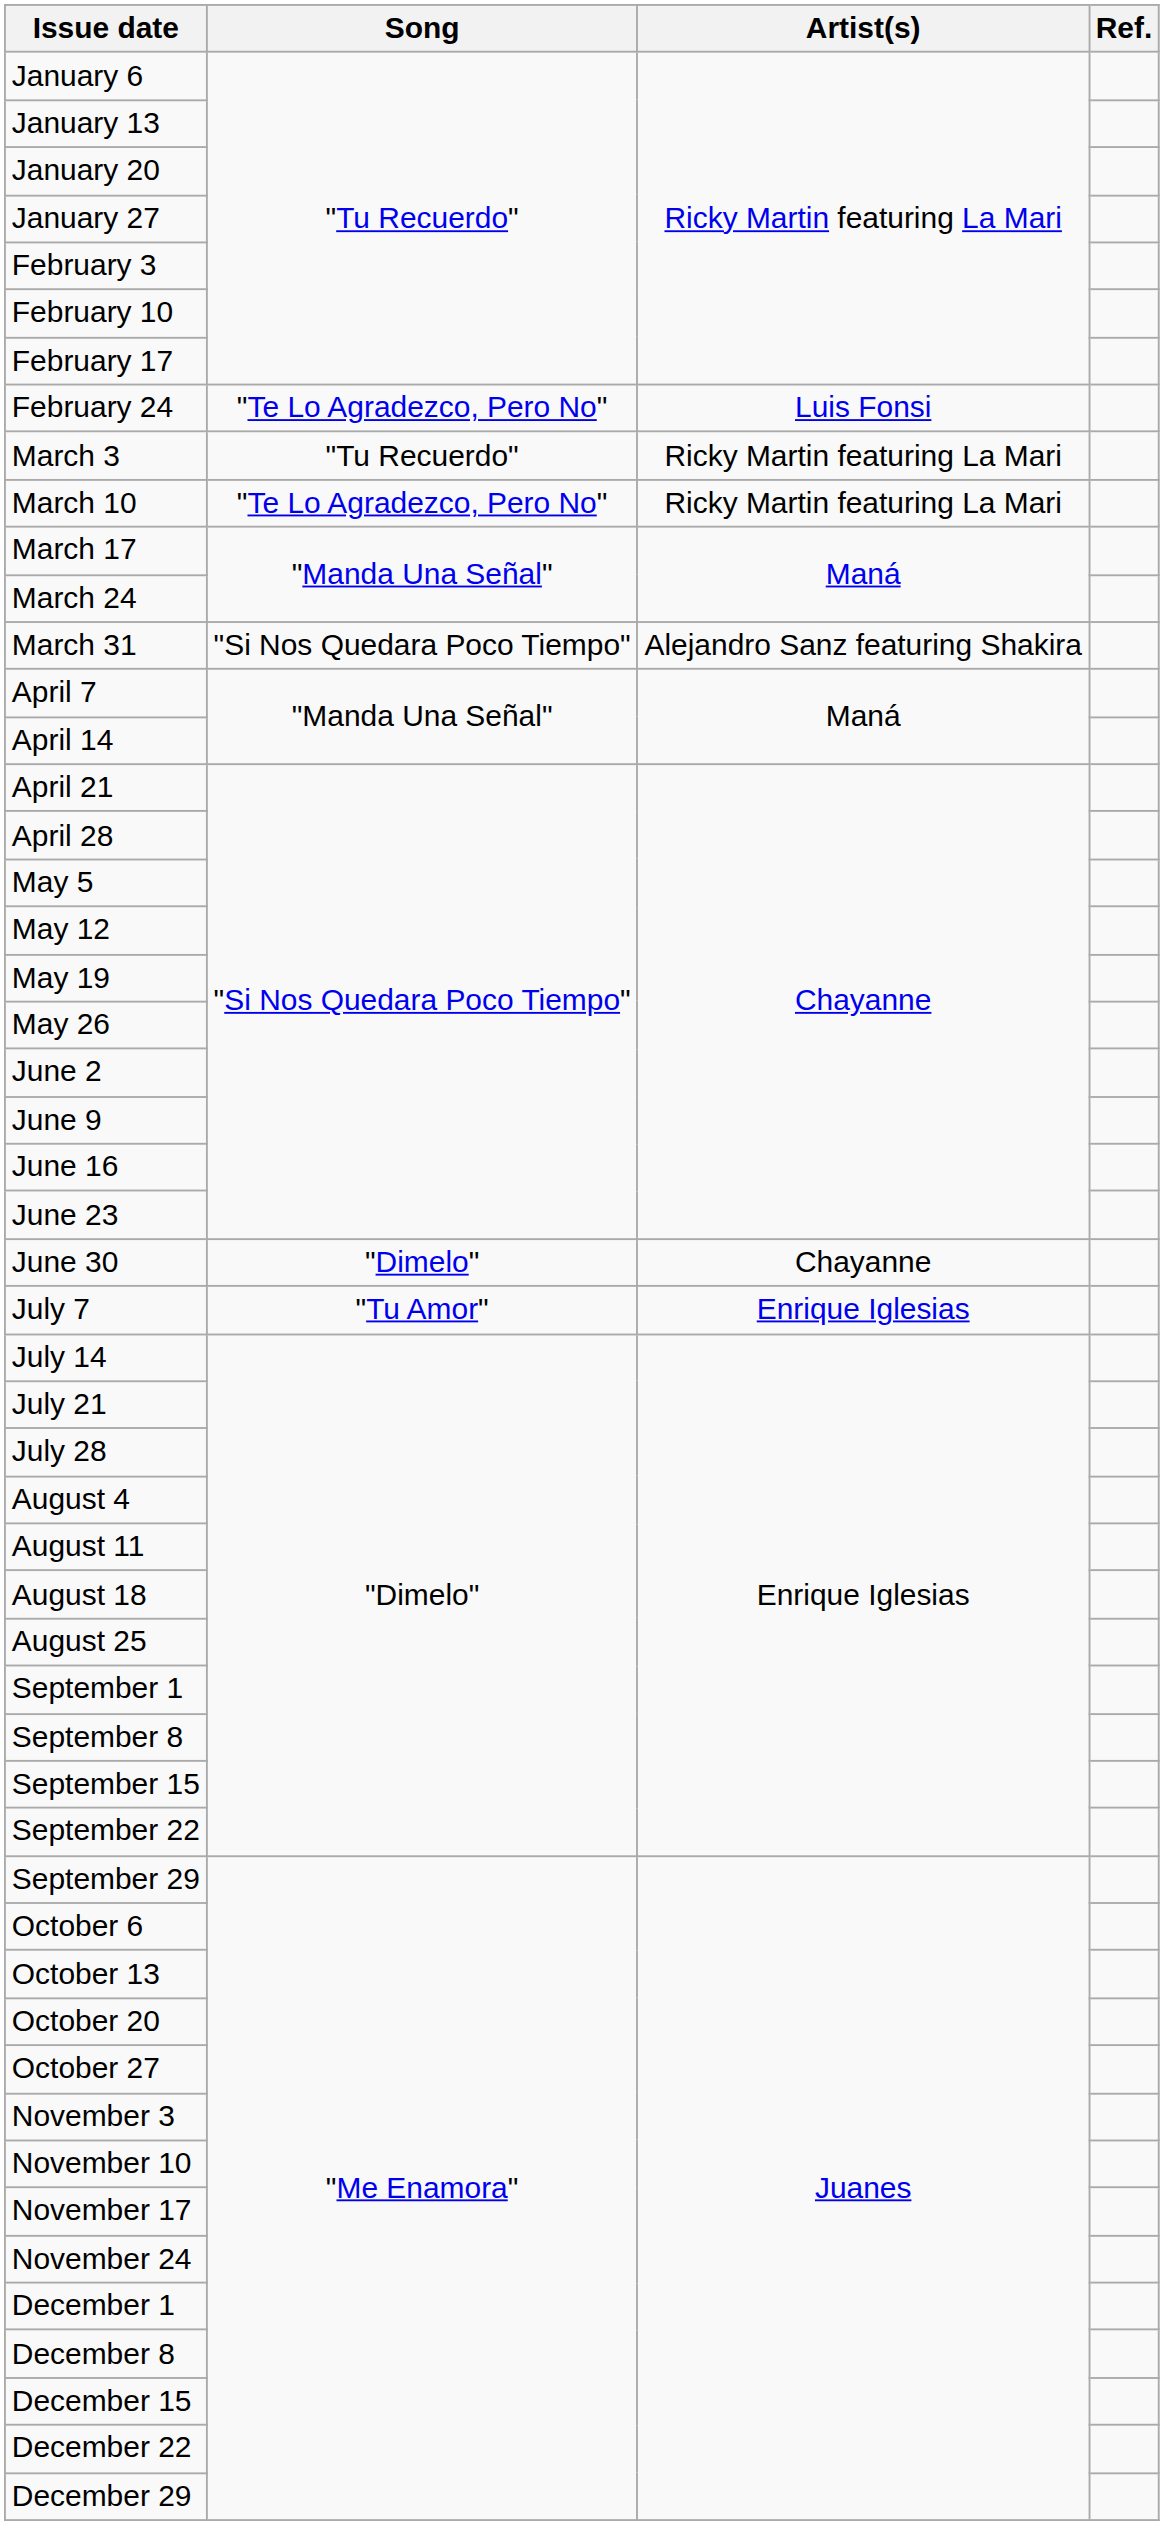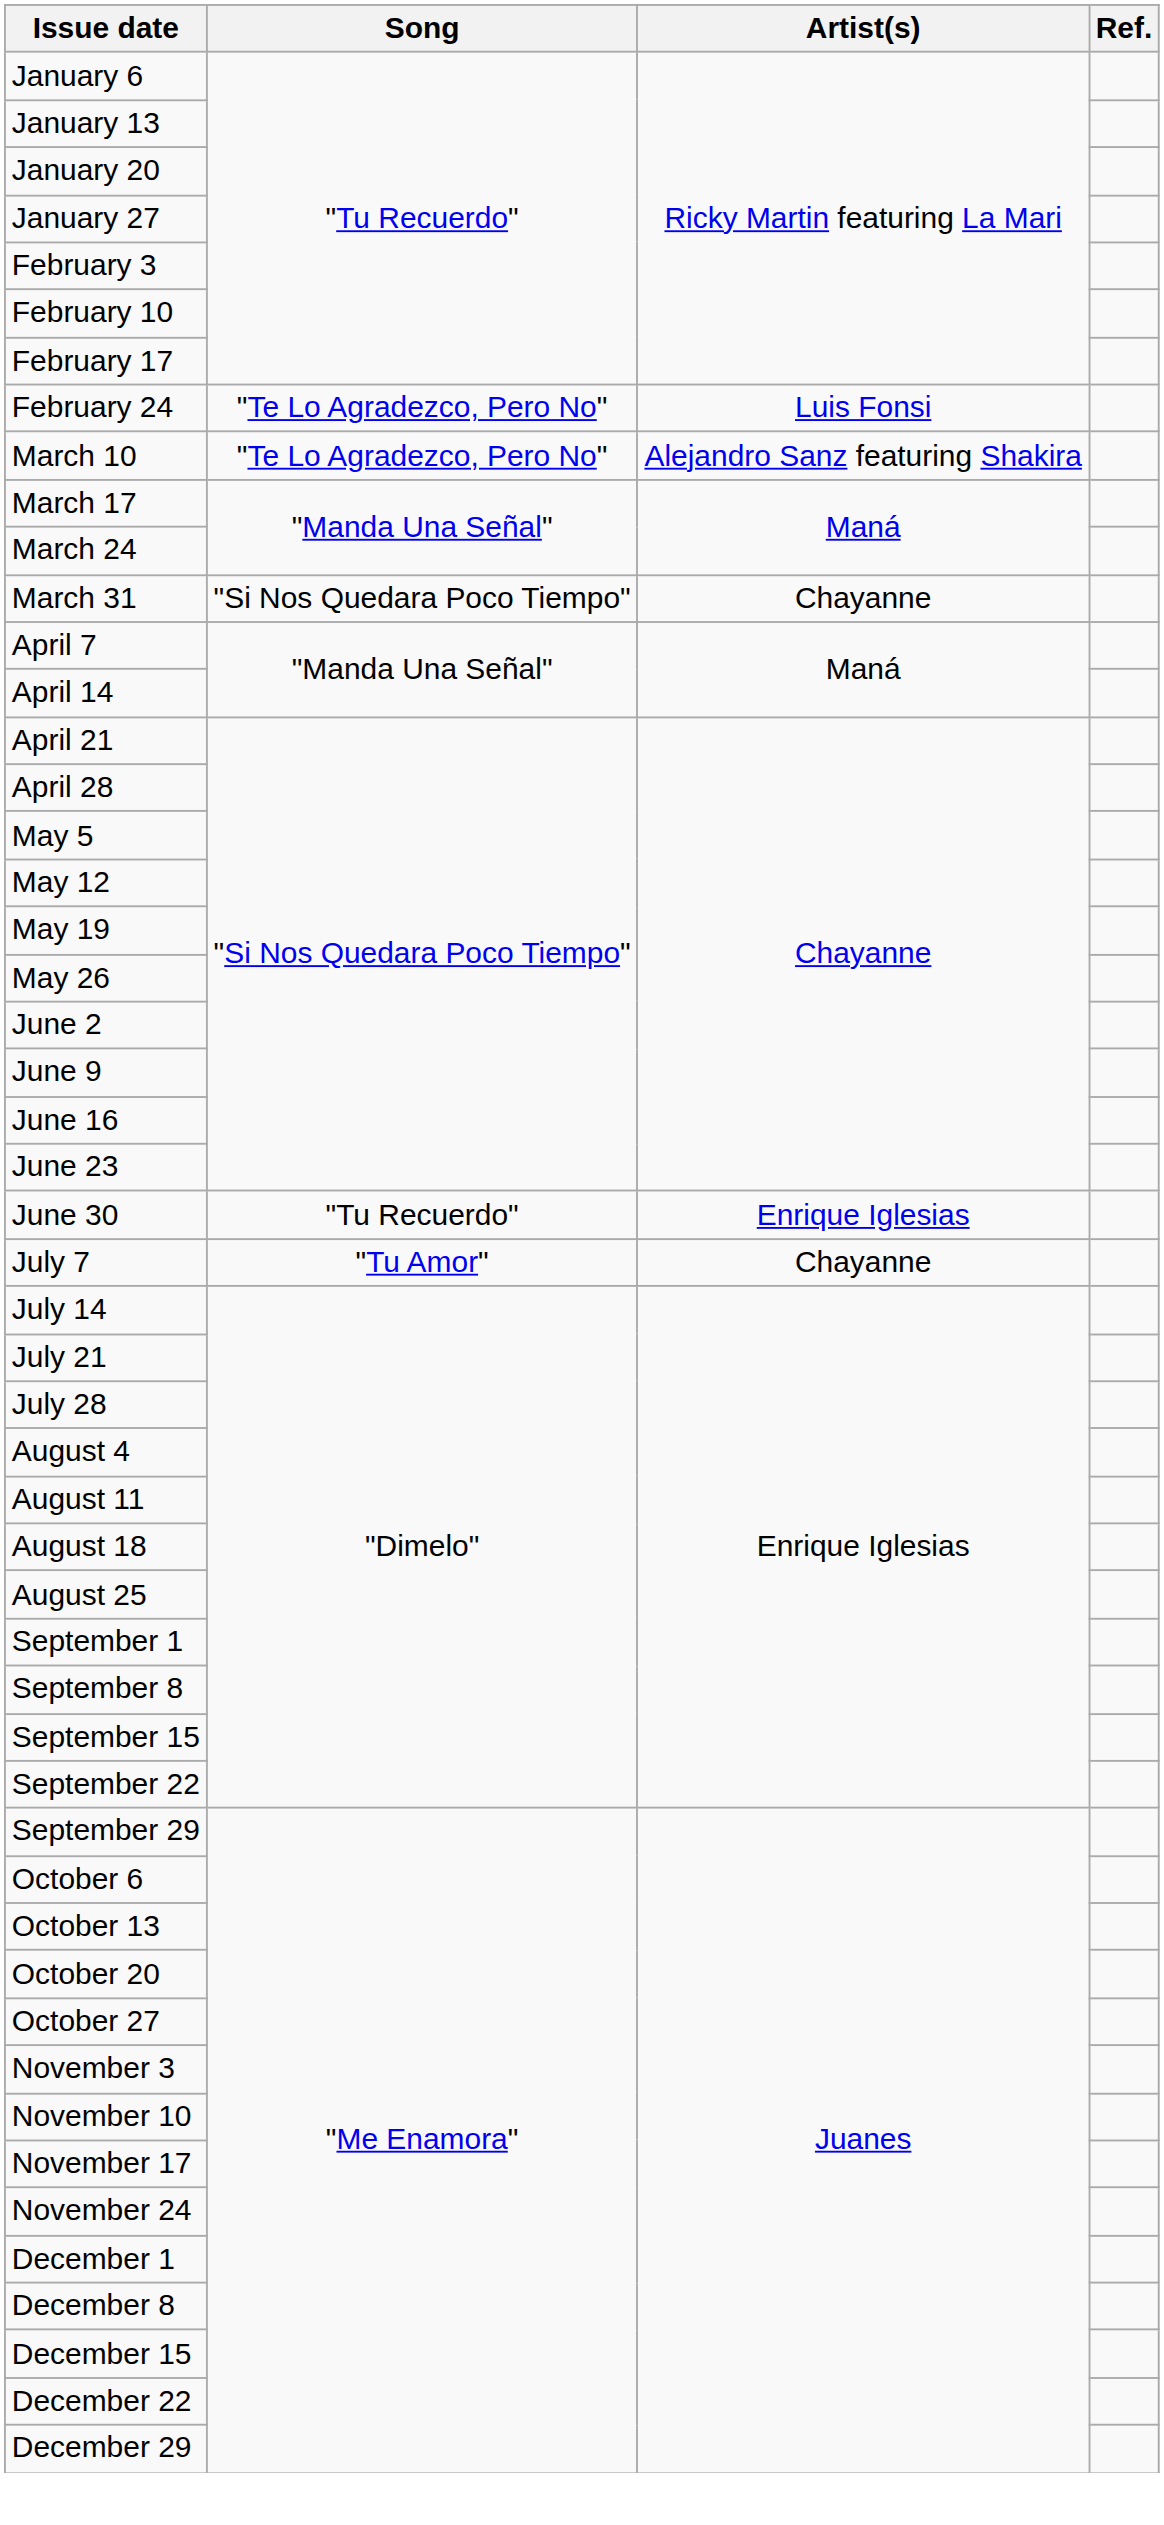- row: (66, 455)
(863, 502) Ricky Martin featuring La Mari -> (863, 455) Alejandro Sanz featuring Shakira
(863, 645) Alejandro Sanz featuring Shakira -> (863, 597) Chayanne
(422, 1261) "Dimelo" -> (422, 1214) "Tu Recuerdo"
(863, 1261) Chayanne -> (863, 1214) Enrique Iglesias
(863, 1309) Enrique Iglesias -> (863, 1261) Chayanne
